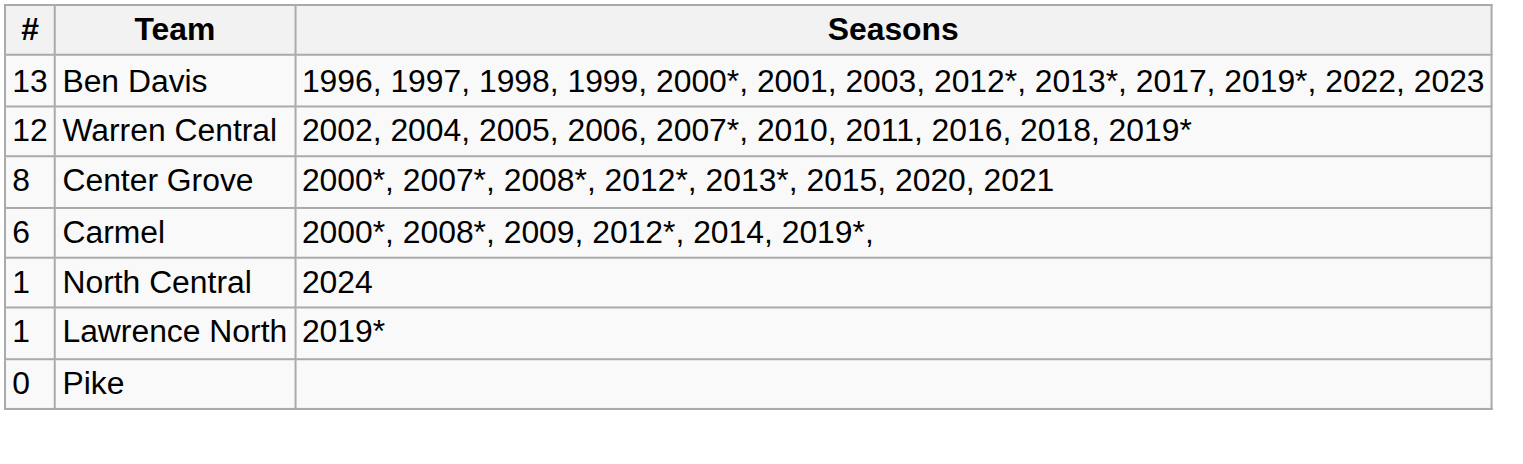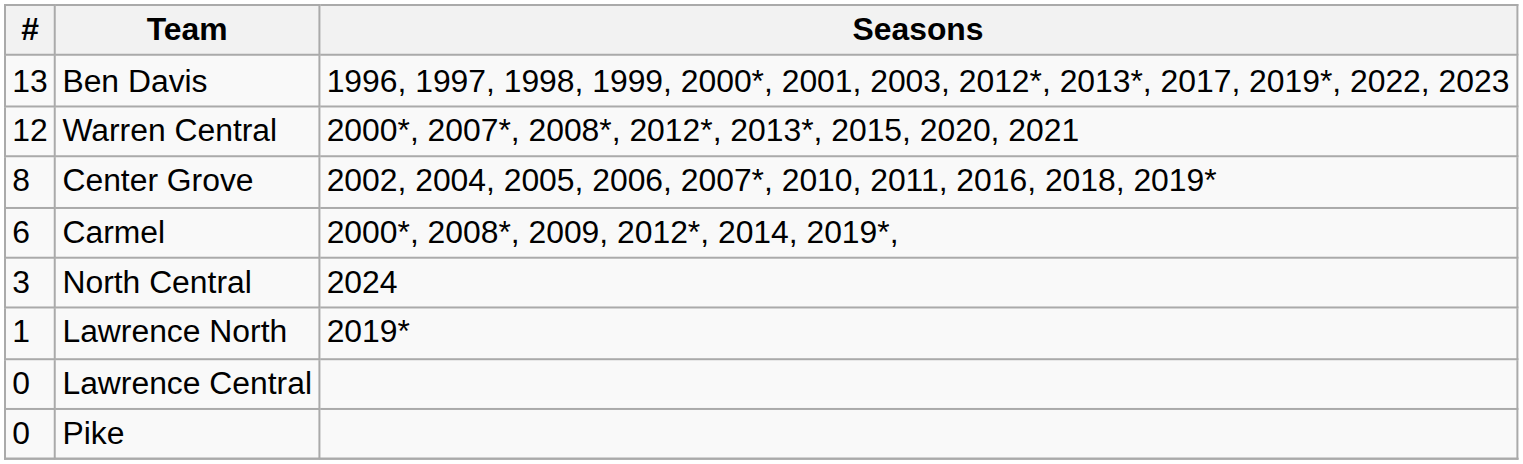(747, 130) 2002, 2004, 2005, 2006, 2007*, 2010, 2011, 2016, 2018, 2019* -> (703, 130) 2000*, 2007*, 2008*, 2012*, 2013*, 2015, 2020, 2021
(678, 181) 2000*, 2007*, 2008*, 2012*, 2013*, 2015, 2020, 2021 -> (772, 181) 2002, 2004, 2005, 2006, 2007*, 2010, 2011, 2016, 2018, 2019*
(21, 282) 1 -> (21, 282) 3
+ row: (187, 383)
